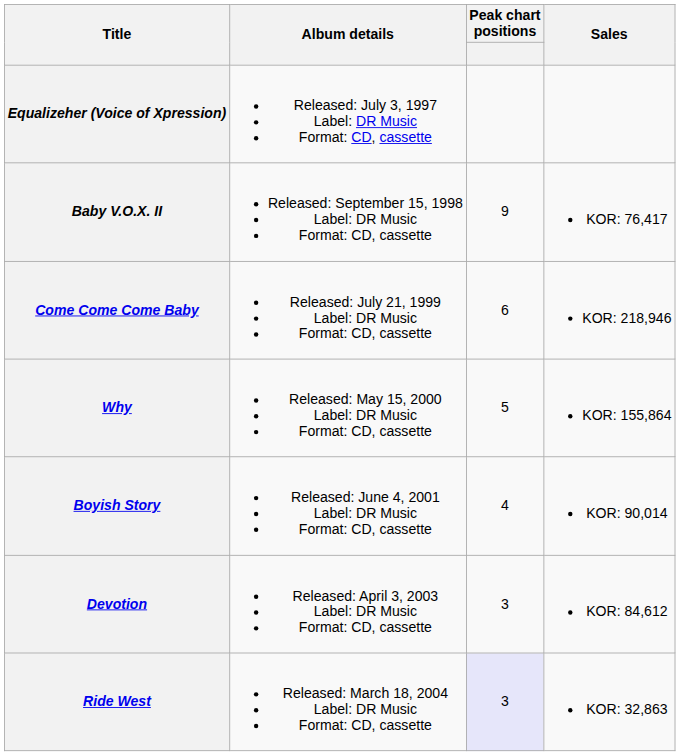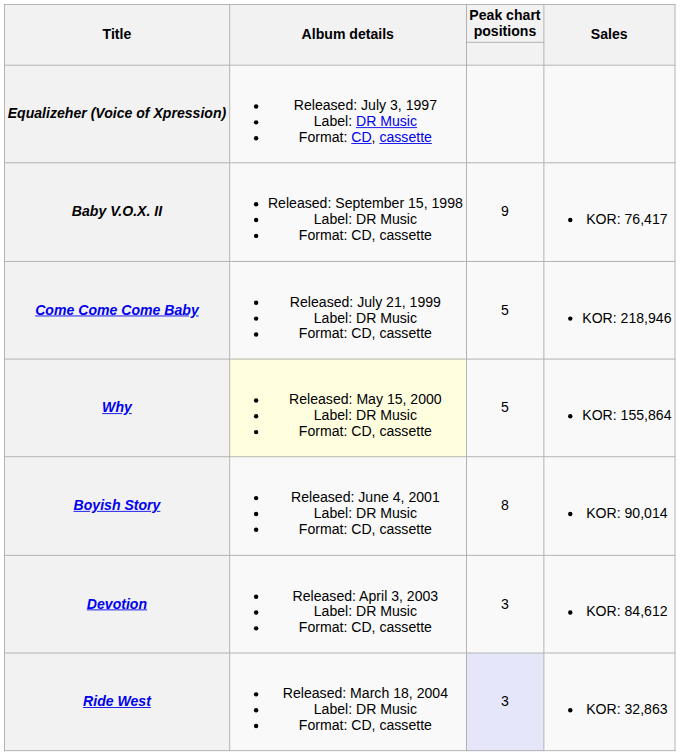(505, 310) 6 -> (505, 310) 5
(348, 416) no background -> (348, 416) lightyellow background
(505, 506) 4 -> (505, 506) 8
